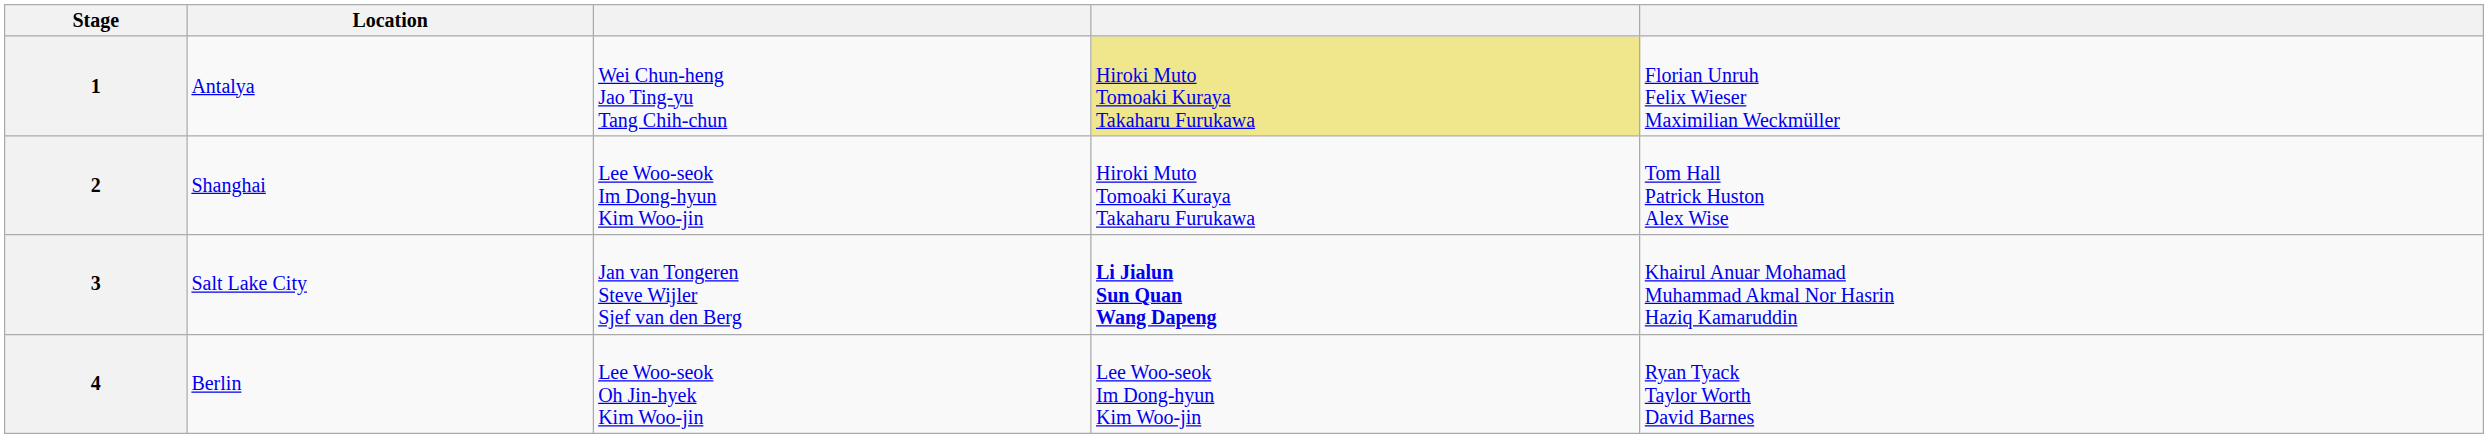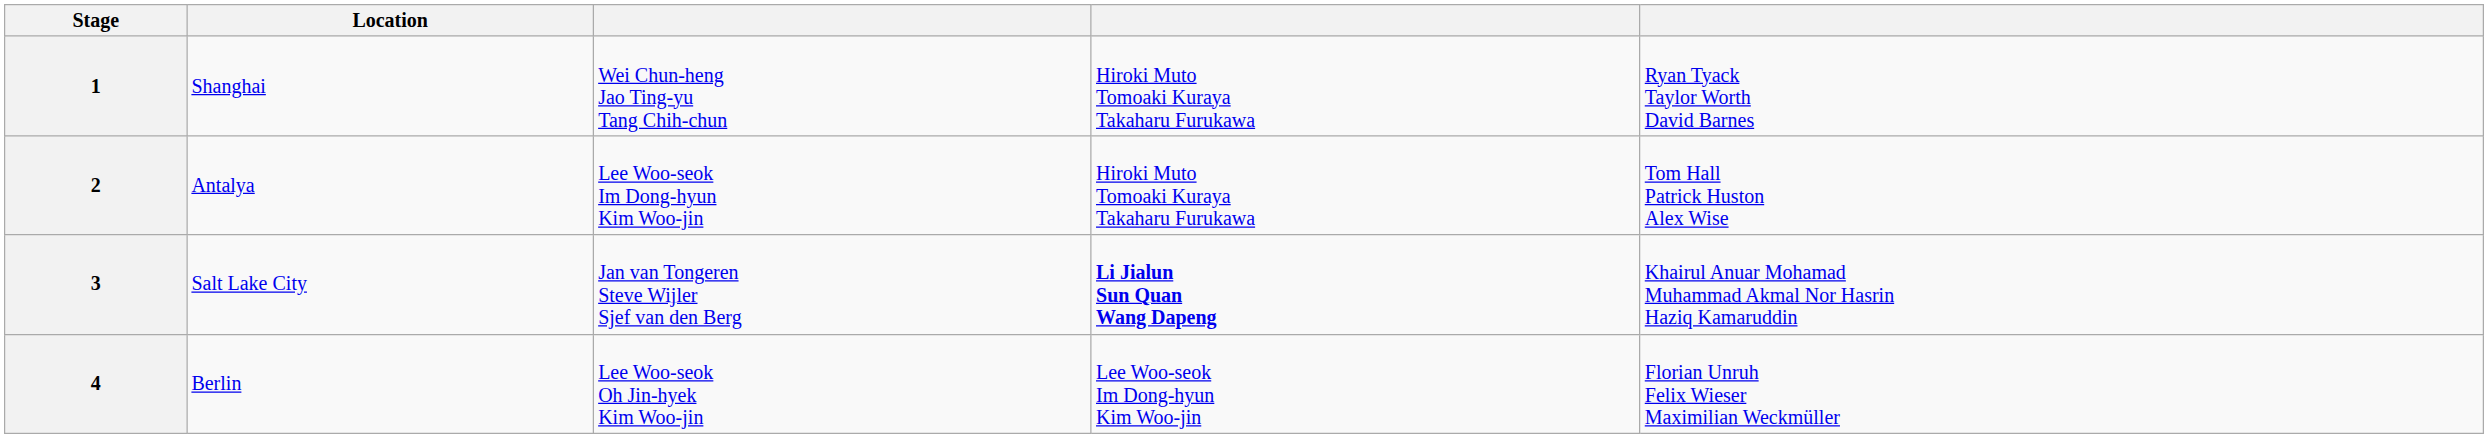(223, 85) Antalya -> (229, 85) Shanghai
(1176, 97) khaki background -> (1176, 97) no background
(1742, 97) Florian Unruh Felix Wieser Maximilian Weckmüller -> (1699, 97) Ryan Tyack Taylor Worth David Barnes
(229, 185) Shanghai -> (223, 185) Antalya
(1699, 394) Ryan Tyack Taylor Worth David Barnes -> (1742, 394) Florian Unruh Felix Wieser Maximilian Weckmüller
